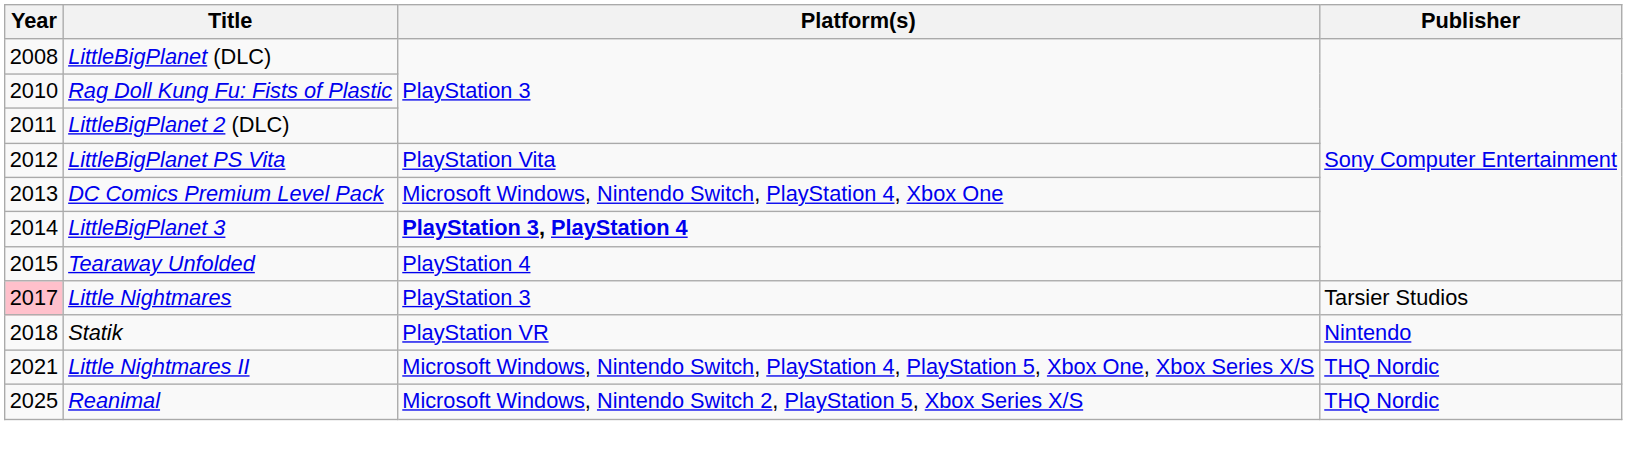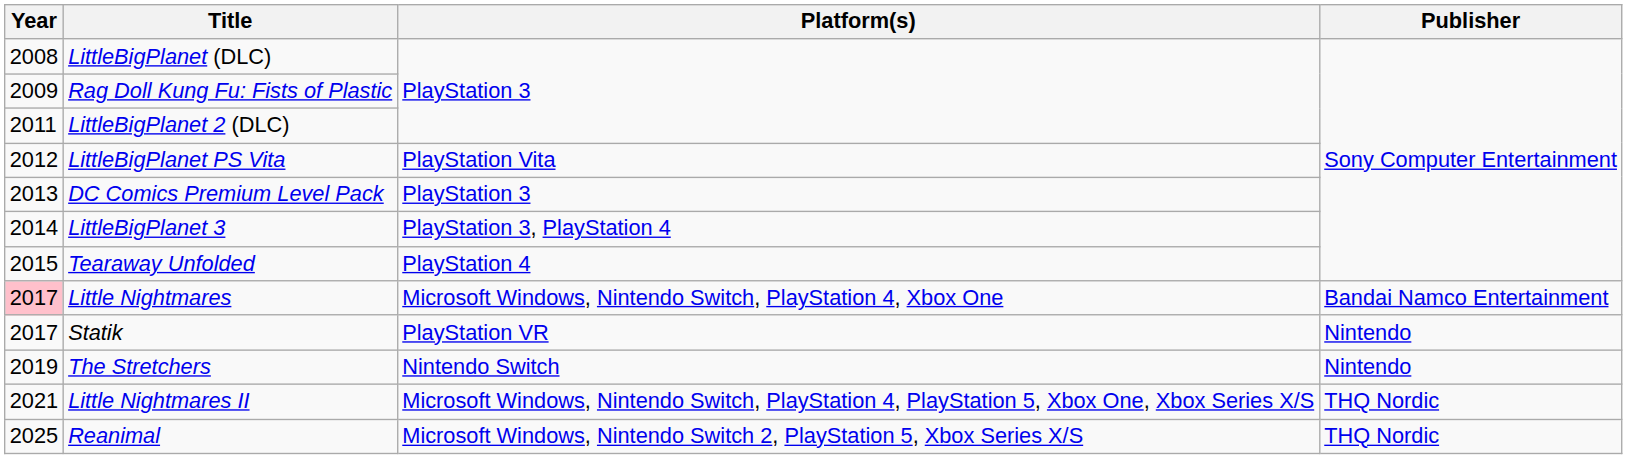(34, 90) 2010 -> (34, 90) 2009
(703, 194) Microsoft Windows, Nintendo Switch, PlayStation 4, Xbox One -> (466, 194) PlayStation 3
(545, 228) bold -> (537, 228) normal
(466, 297) PlayStation 3 -> (703, 297) Microsoft Windows, Nintendo Switch, PlayStation 4, Xbox One
(1396, 297) Tarsier Studios -> (1466, 297) Bandai Namco Entertainment
(34, 332) 2018 -> (34, 332) 2017
+ row: (139, 366)
